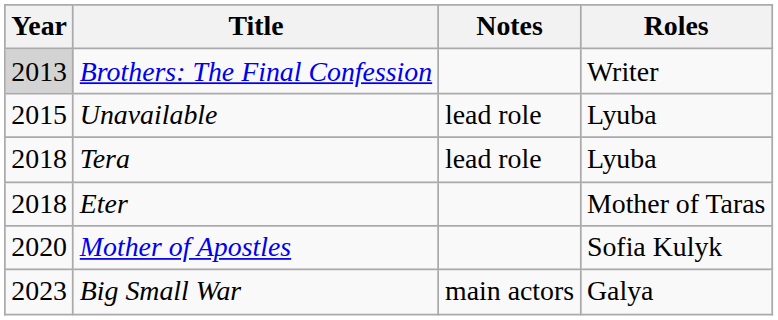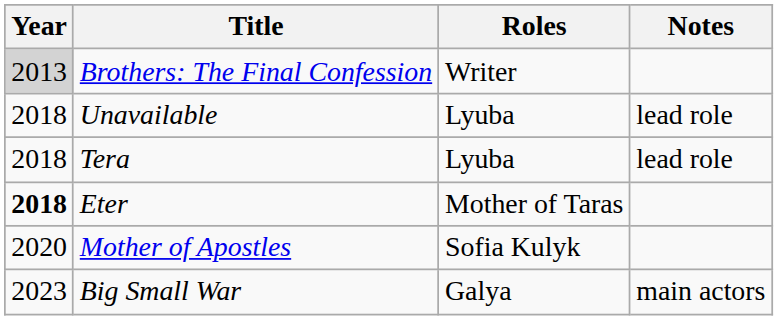columns swapped: (676, 26) <-> (510, 26)
(39, 114) 2015 -> (39, 114) 2018
(39, 203) normal -> (39, 203) bold
